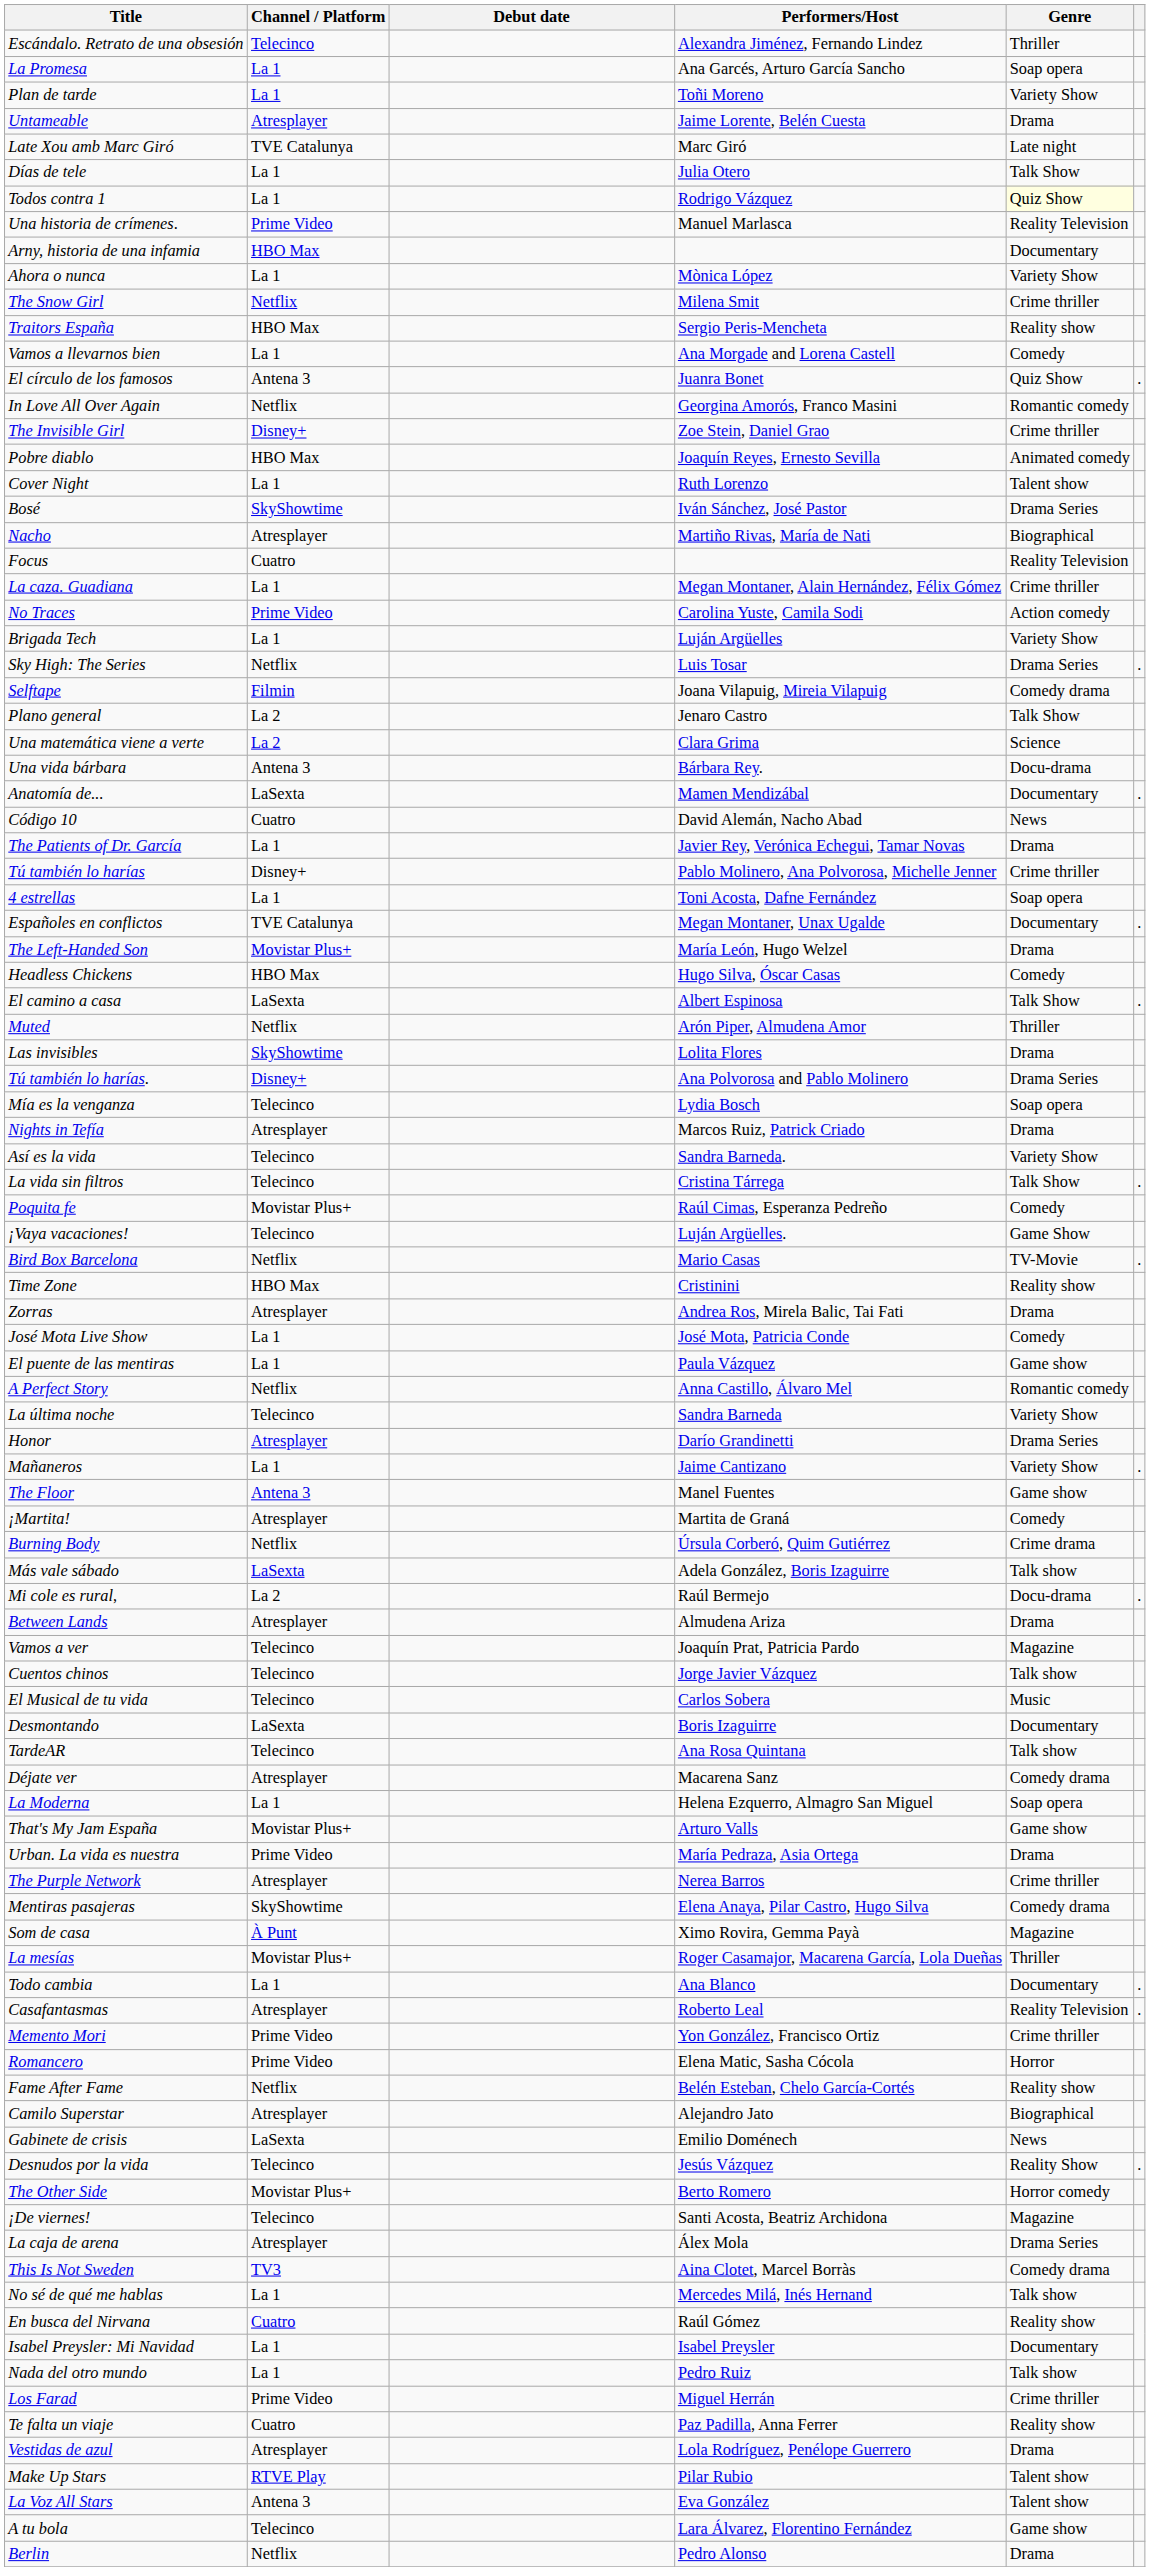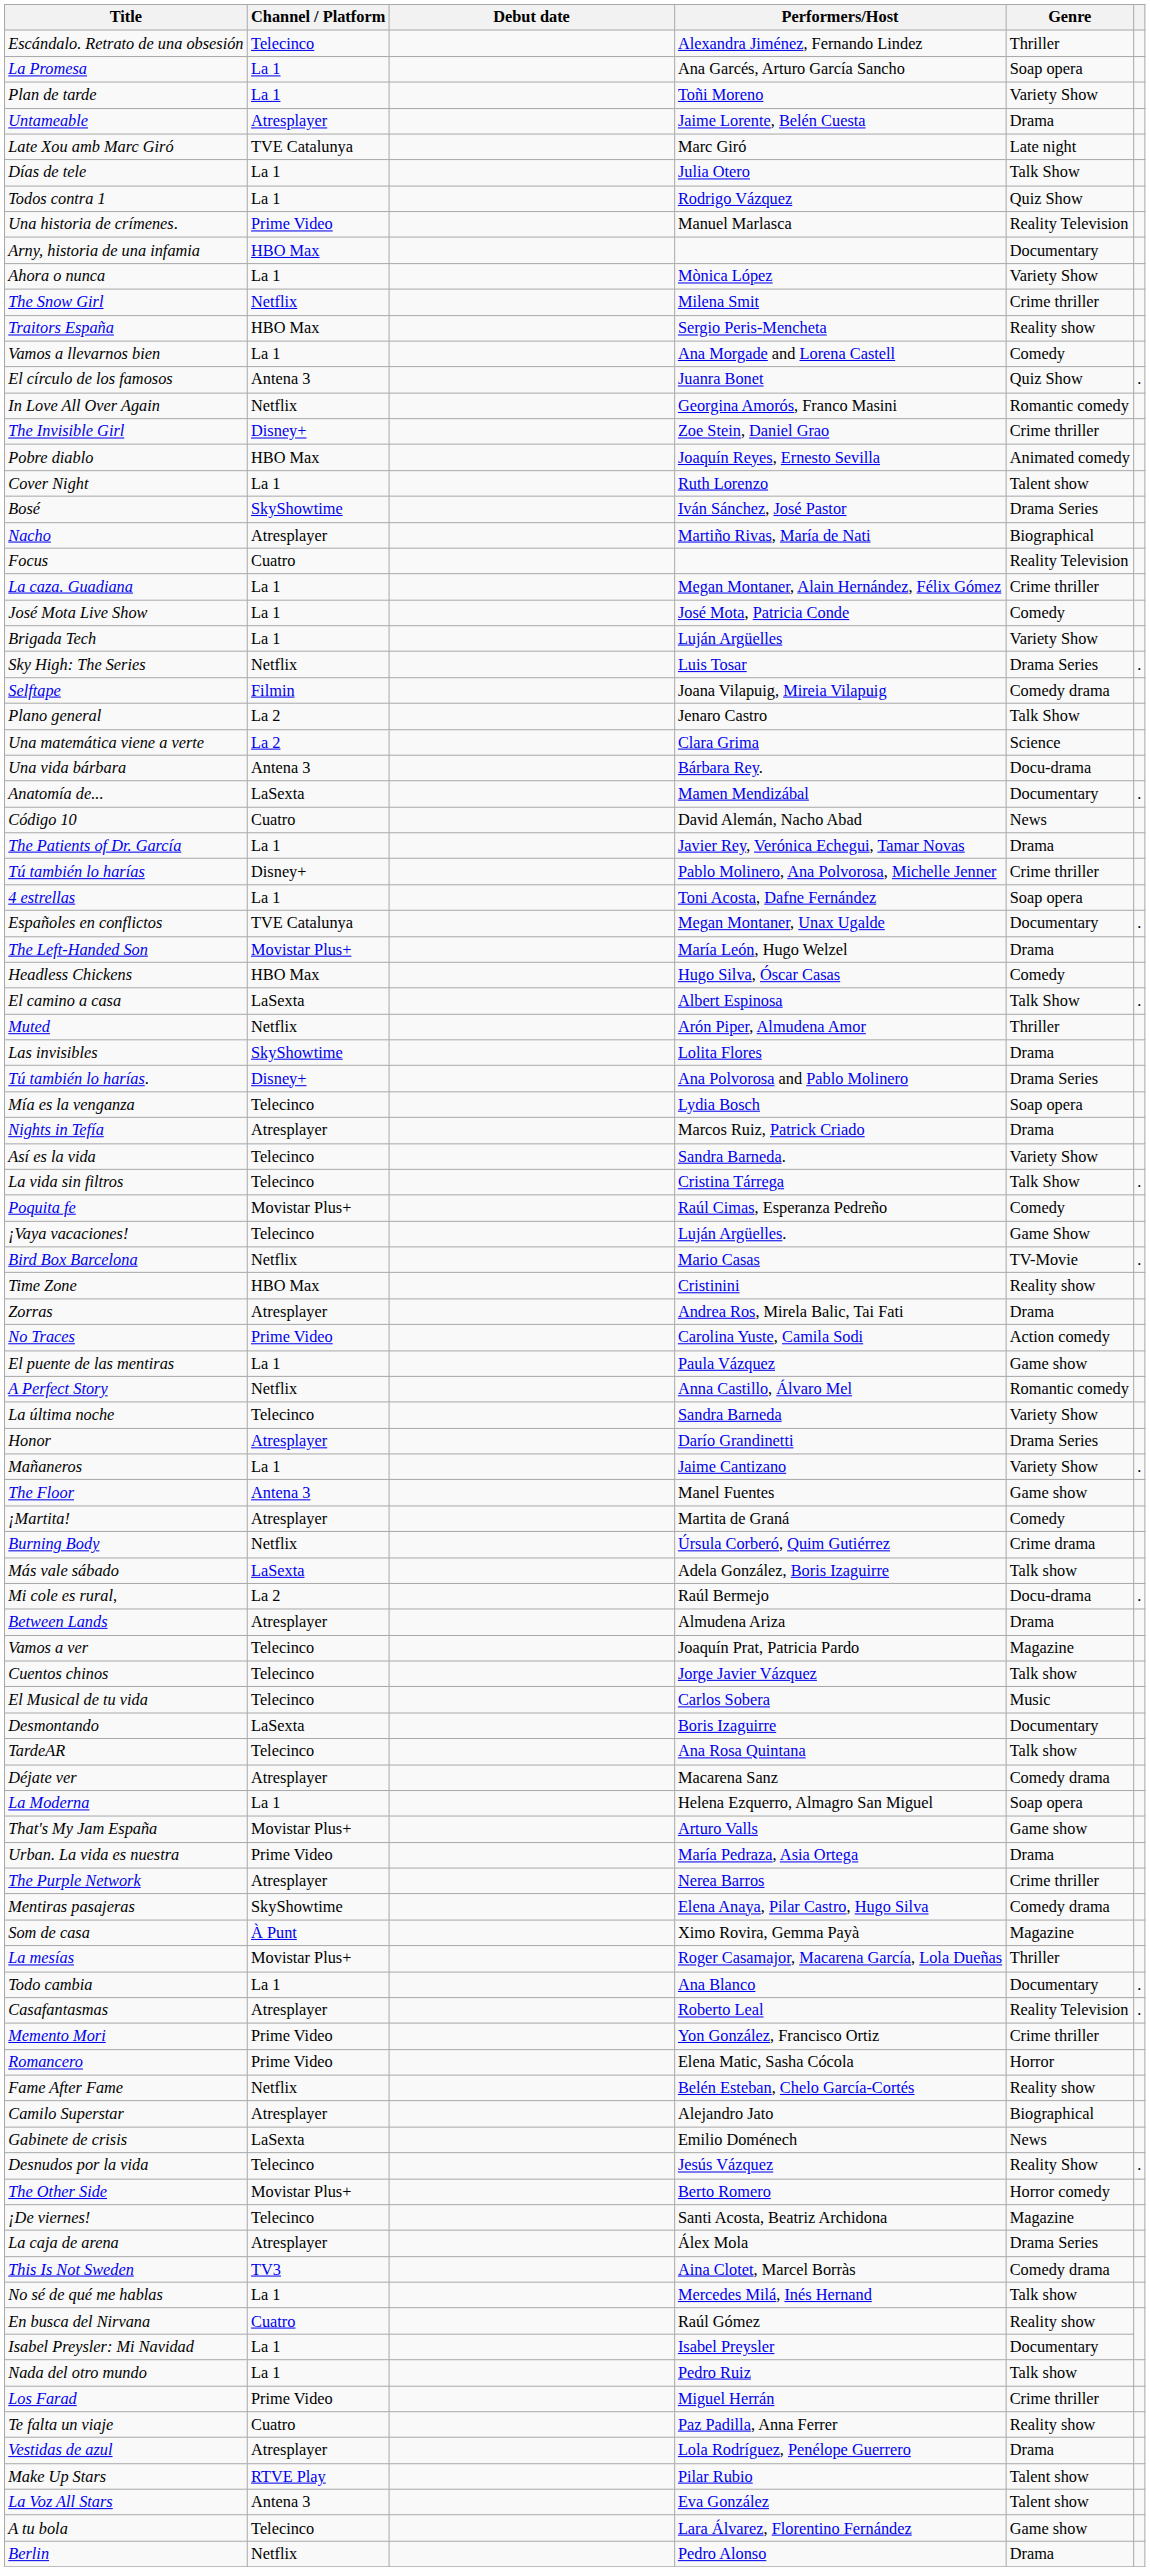(1046, 198) lightyellow background -> (1046, 198) no background
rows swapped: (42, 612) <-> (78, 1337)
